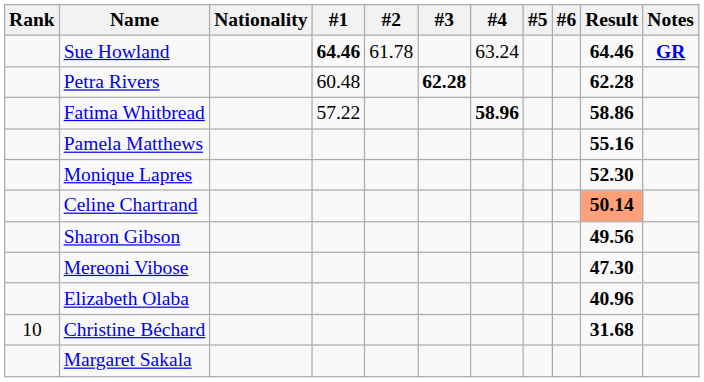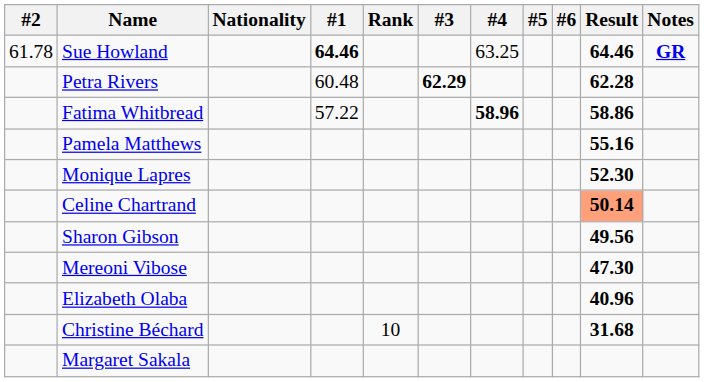columns swapped: (32, 19) <-> (391, 19)
(497, 50) 63.24 -> (497, 50) 63.25
(444, 81) 62.28 -> (444, 81) 62.29
